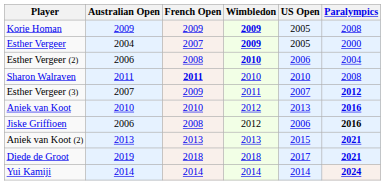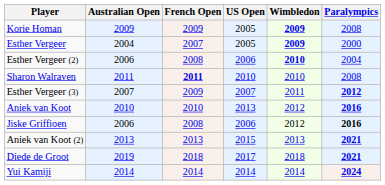columns swapped: (251, 12) <-> (300, 12)
